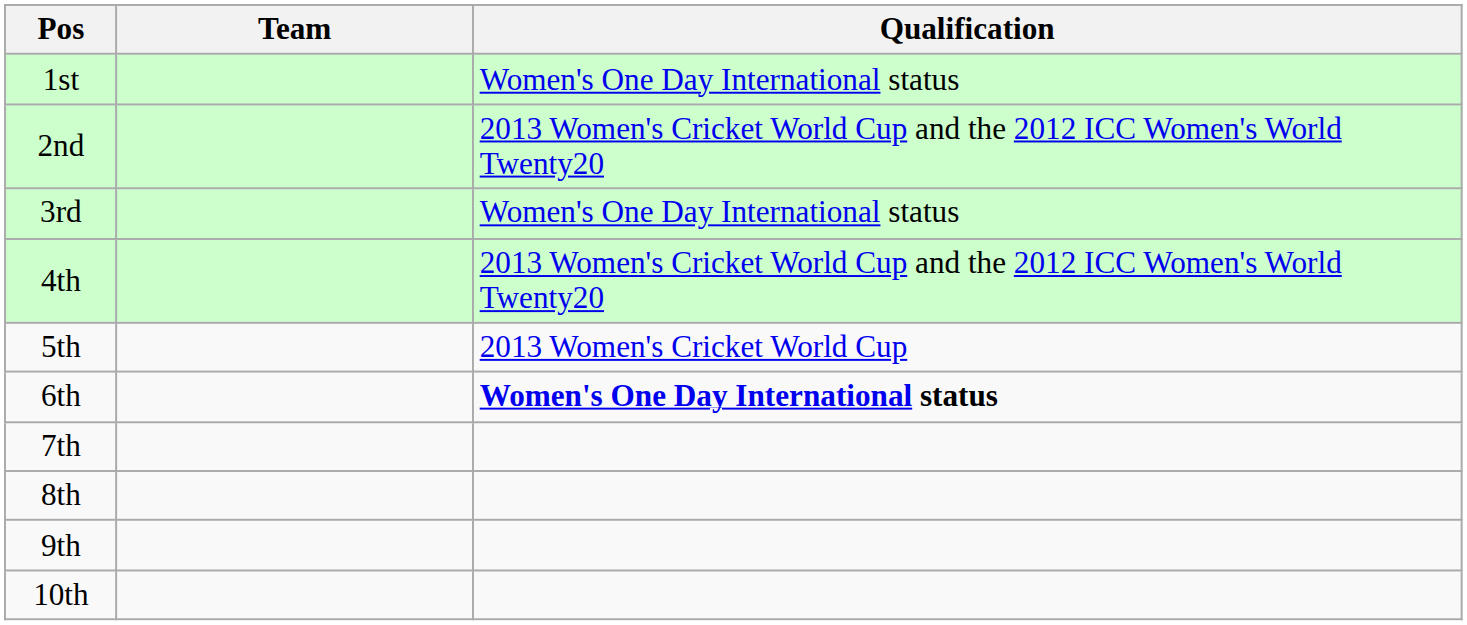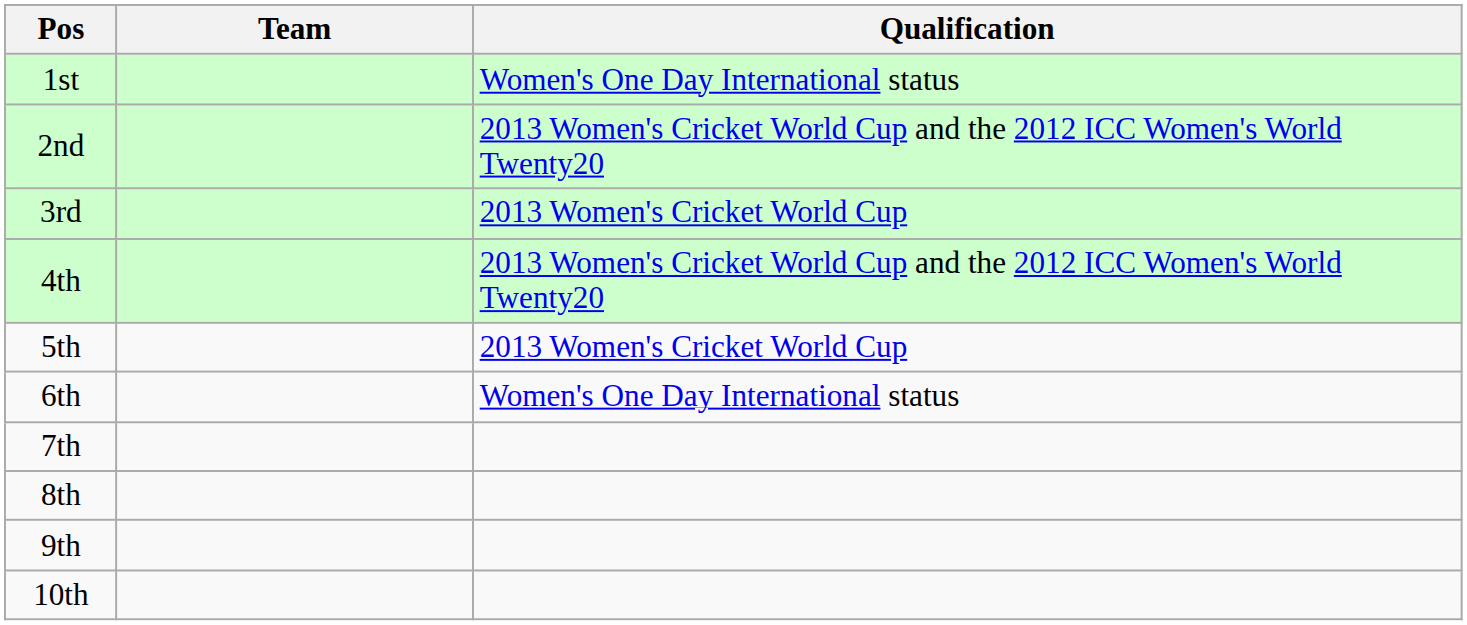(720, 212) Women's One Day International status -> (693, 212) 2013 Women's Cricket World Cup
(739, 396) bold -> (720, 396) normal
